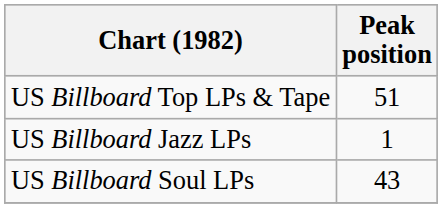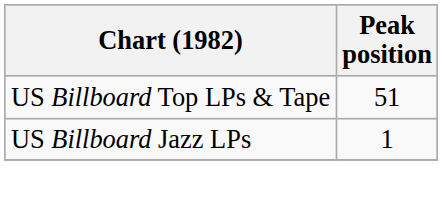- row: (133, 180)
